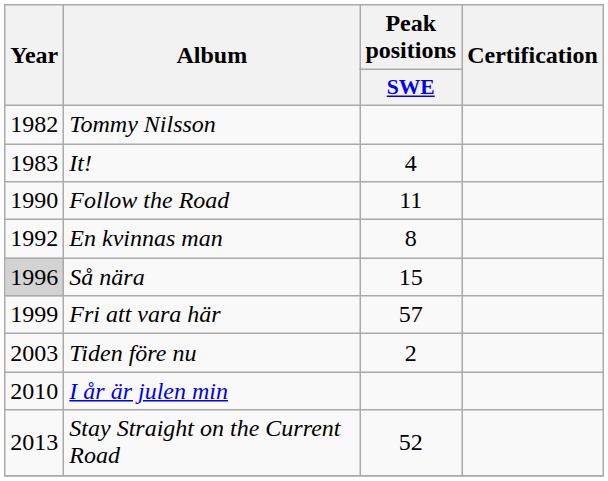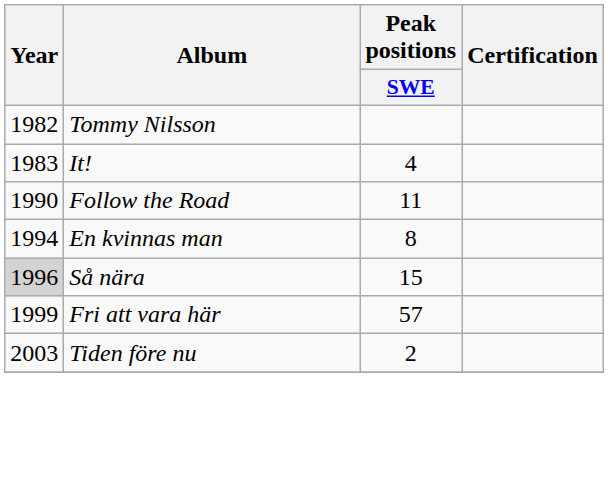(34, 238) 1992 -> (34, 238) 1994
- row: (149, 390)
- row: (205, 442)
